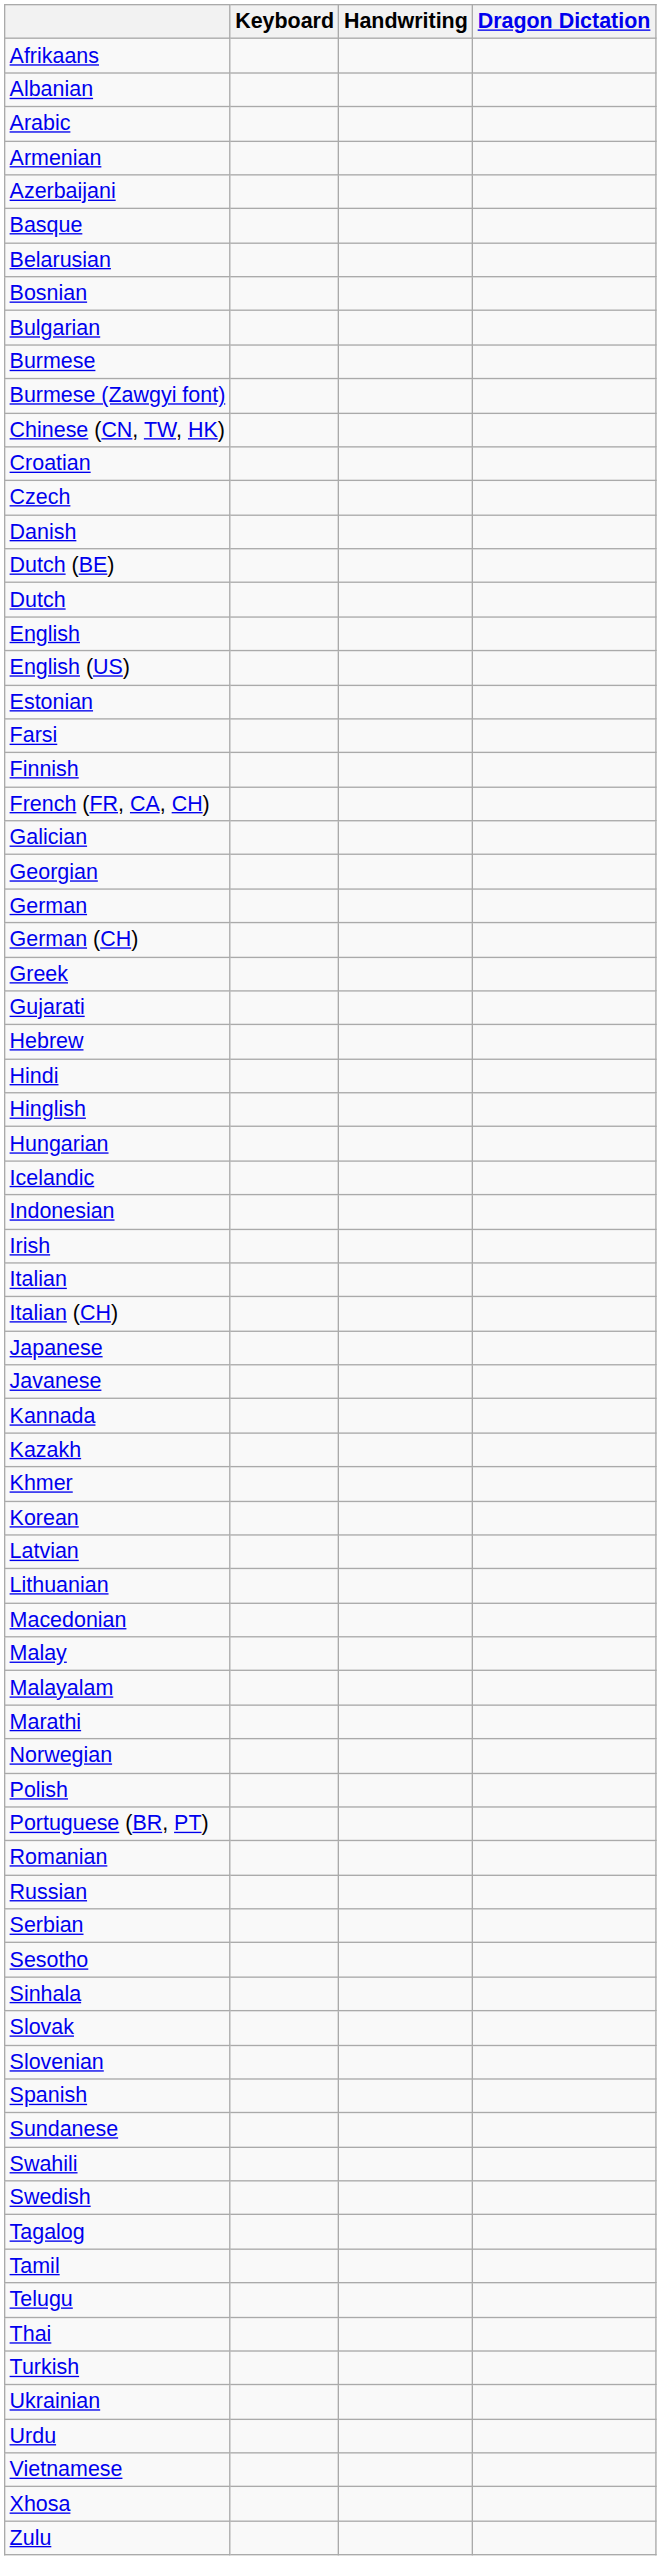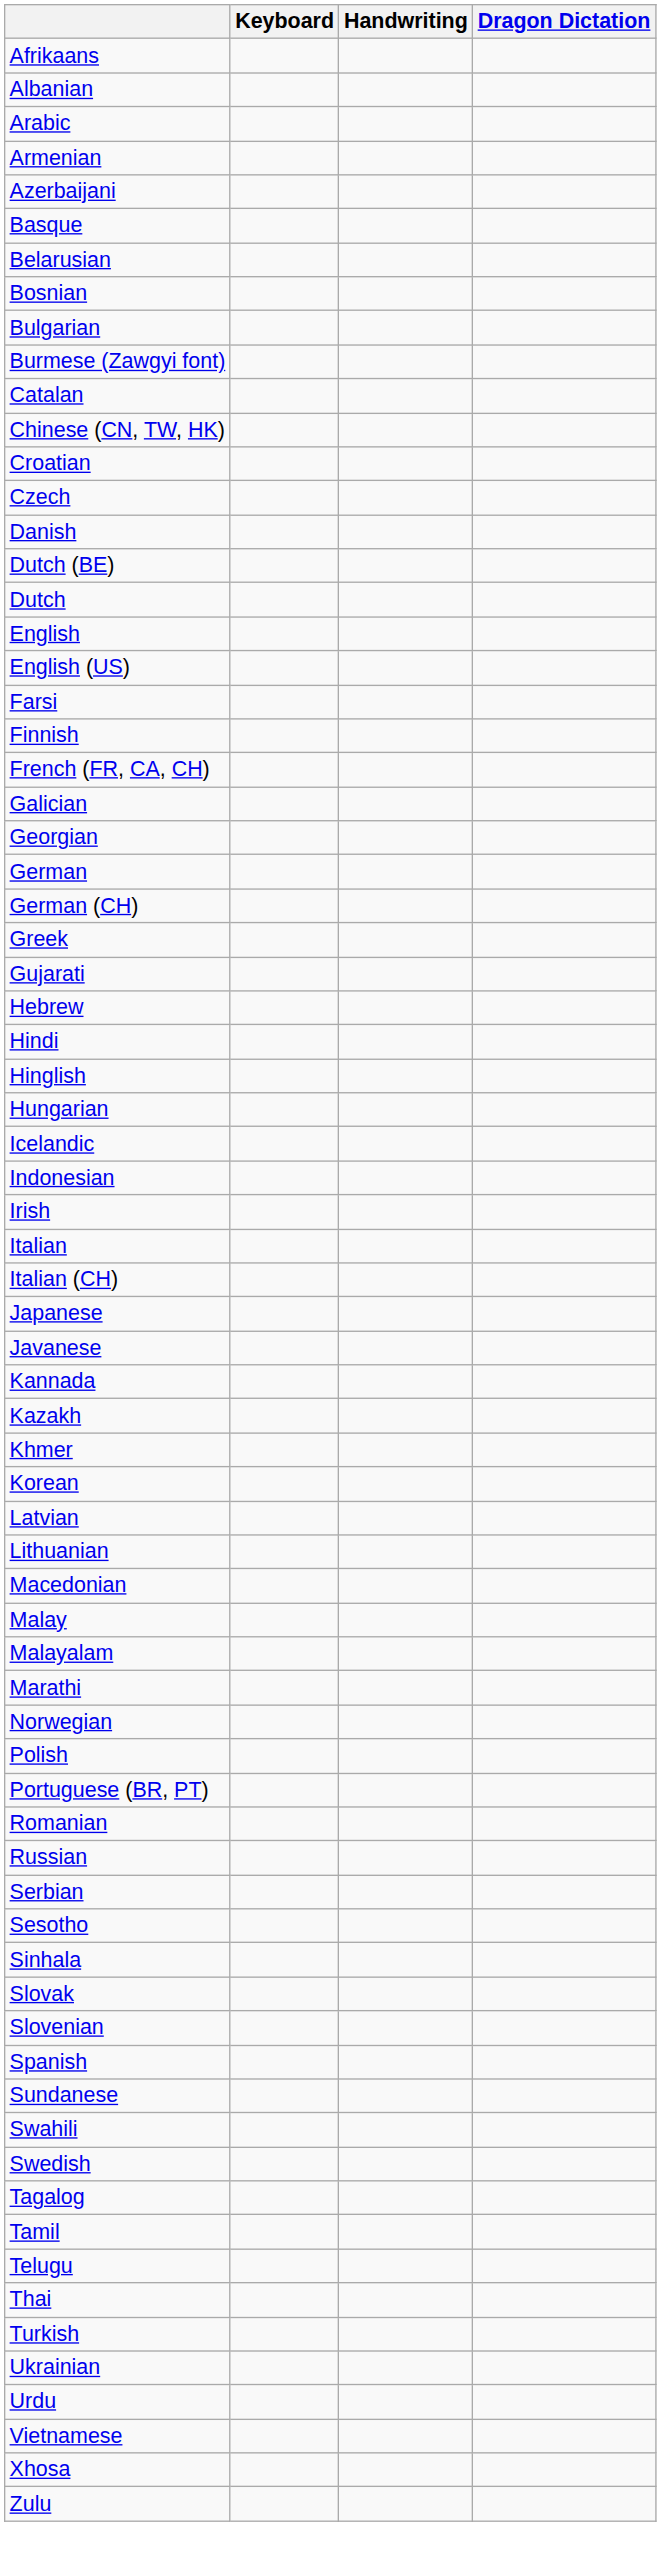- row: (53, 361)
+ row: (47, 395)
- row: (51, 701)
